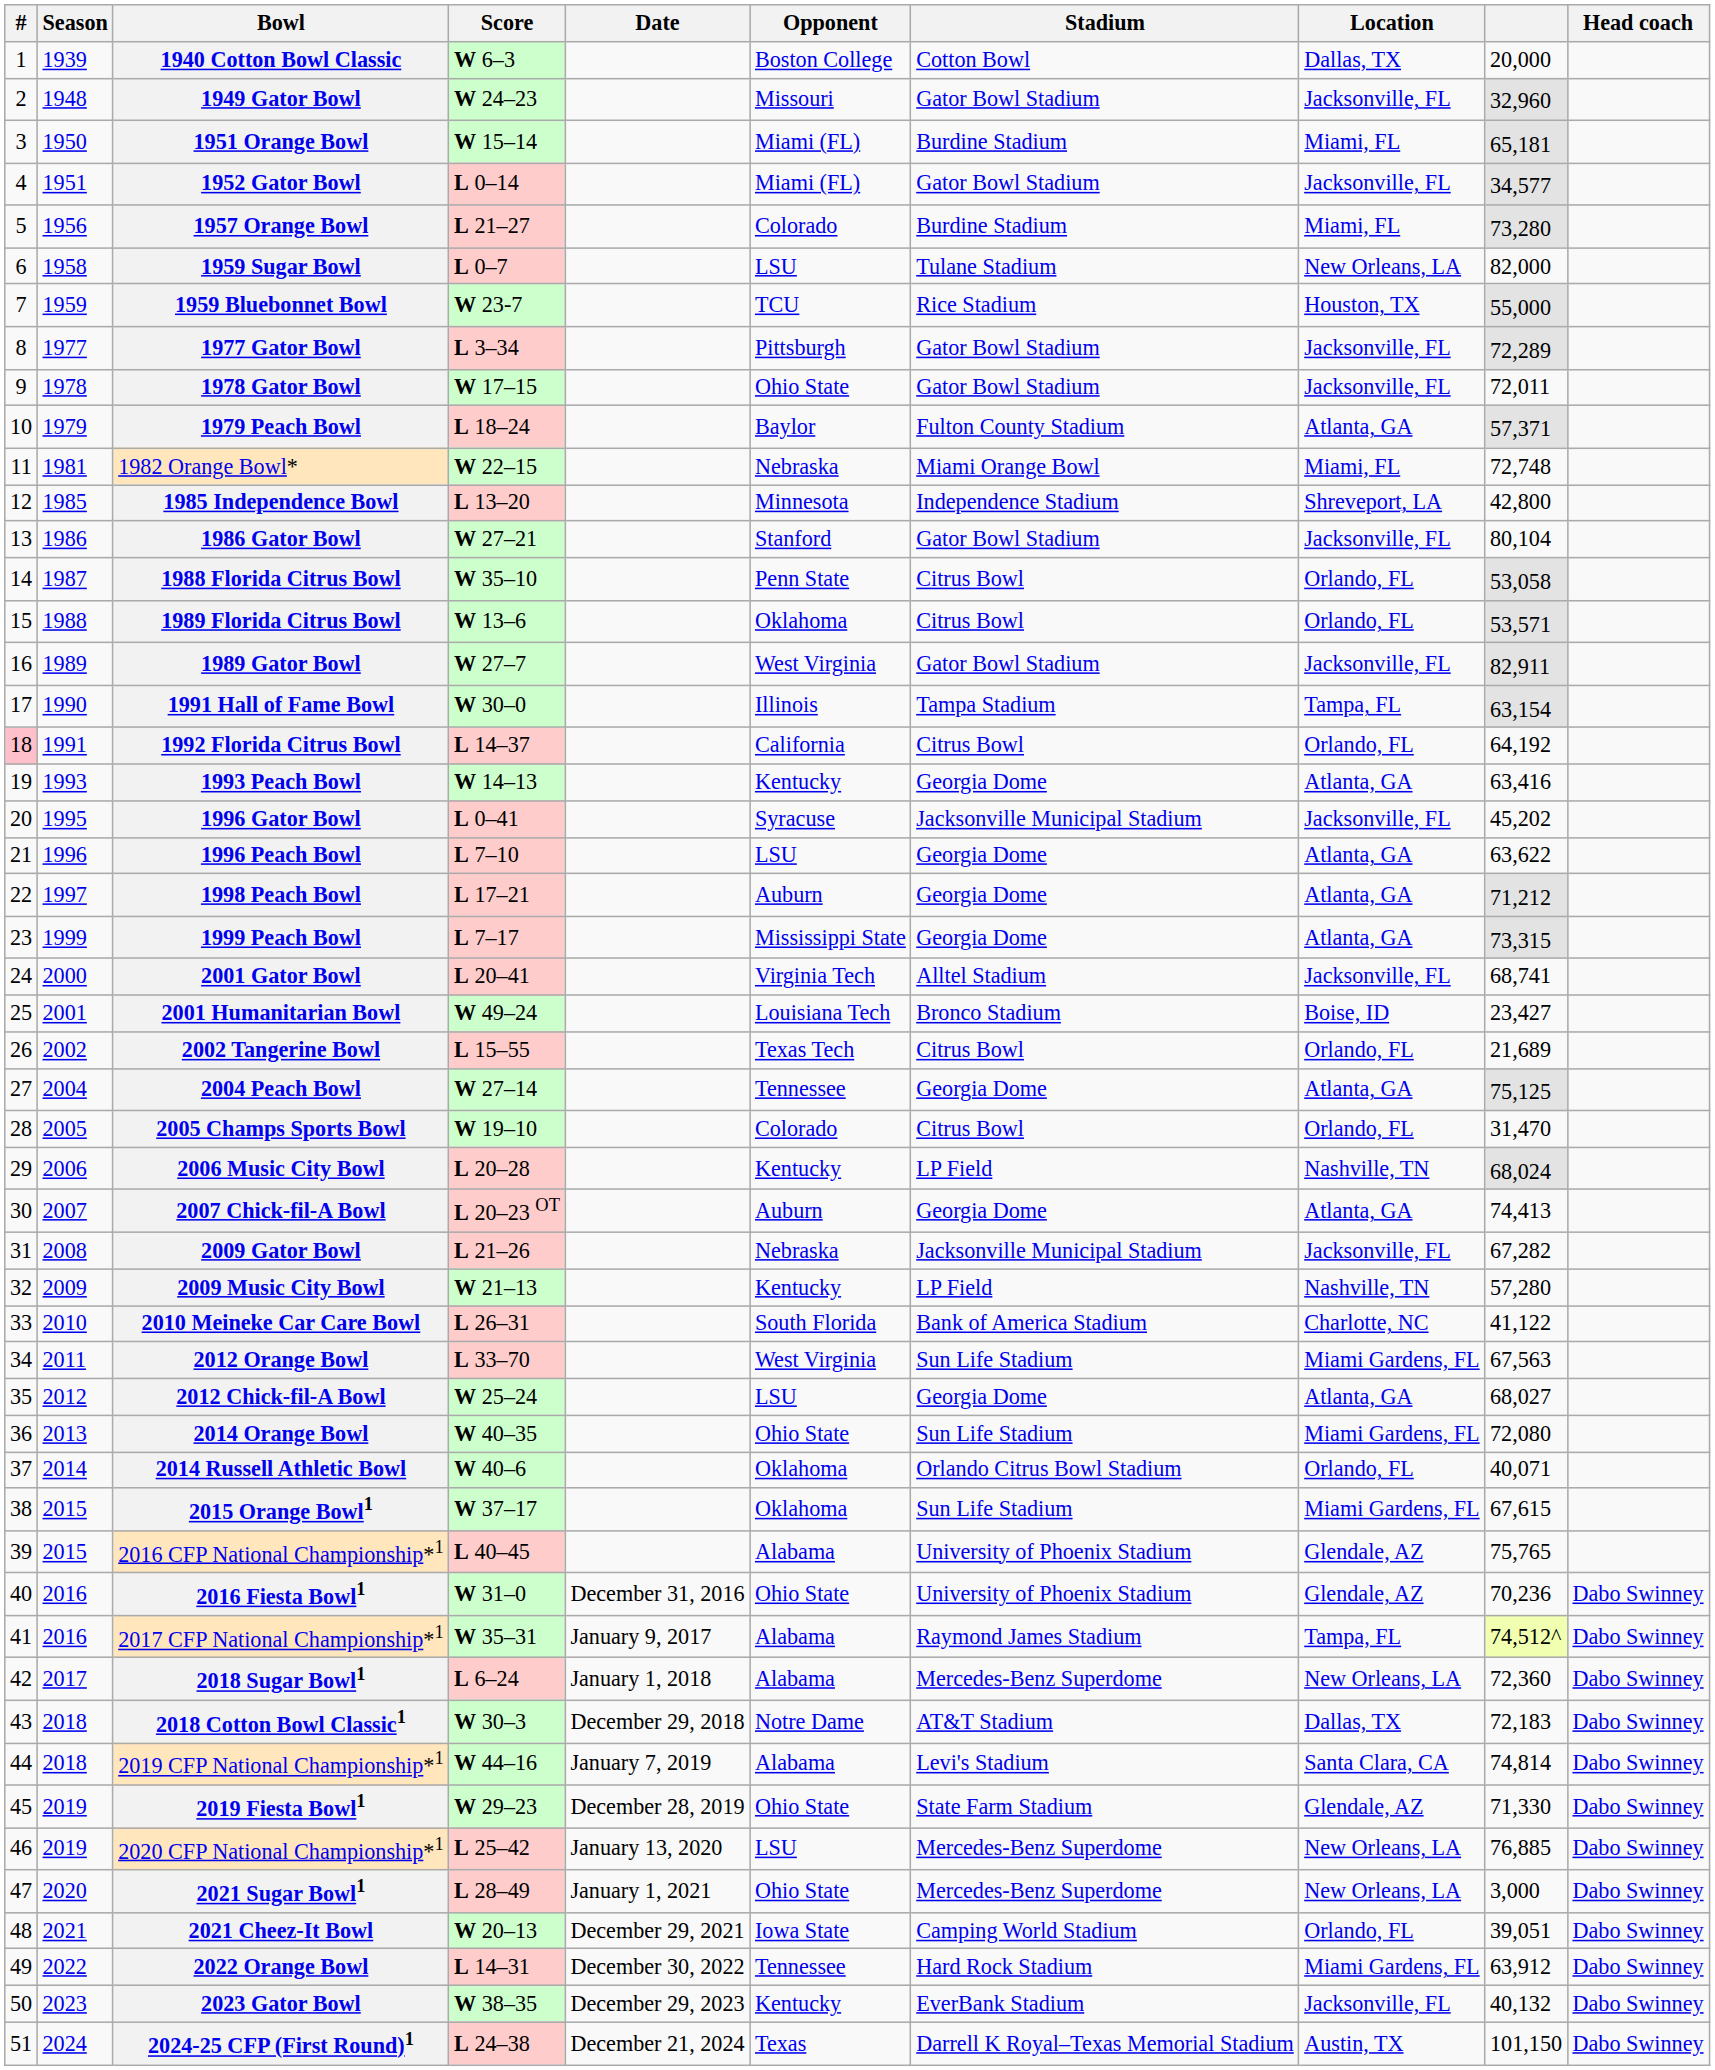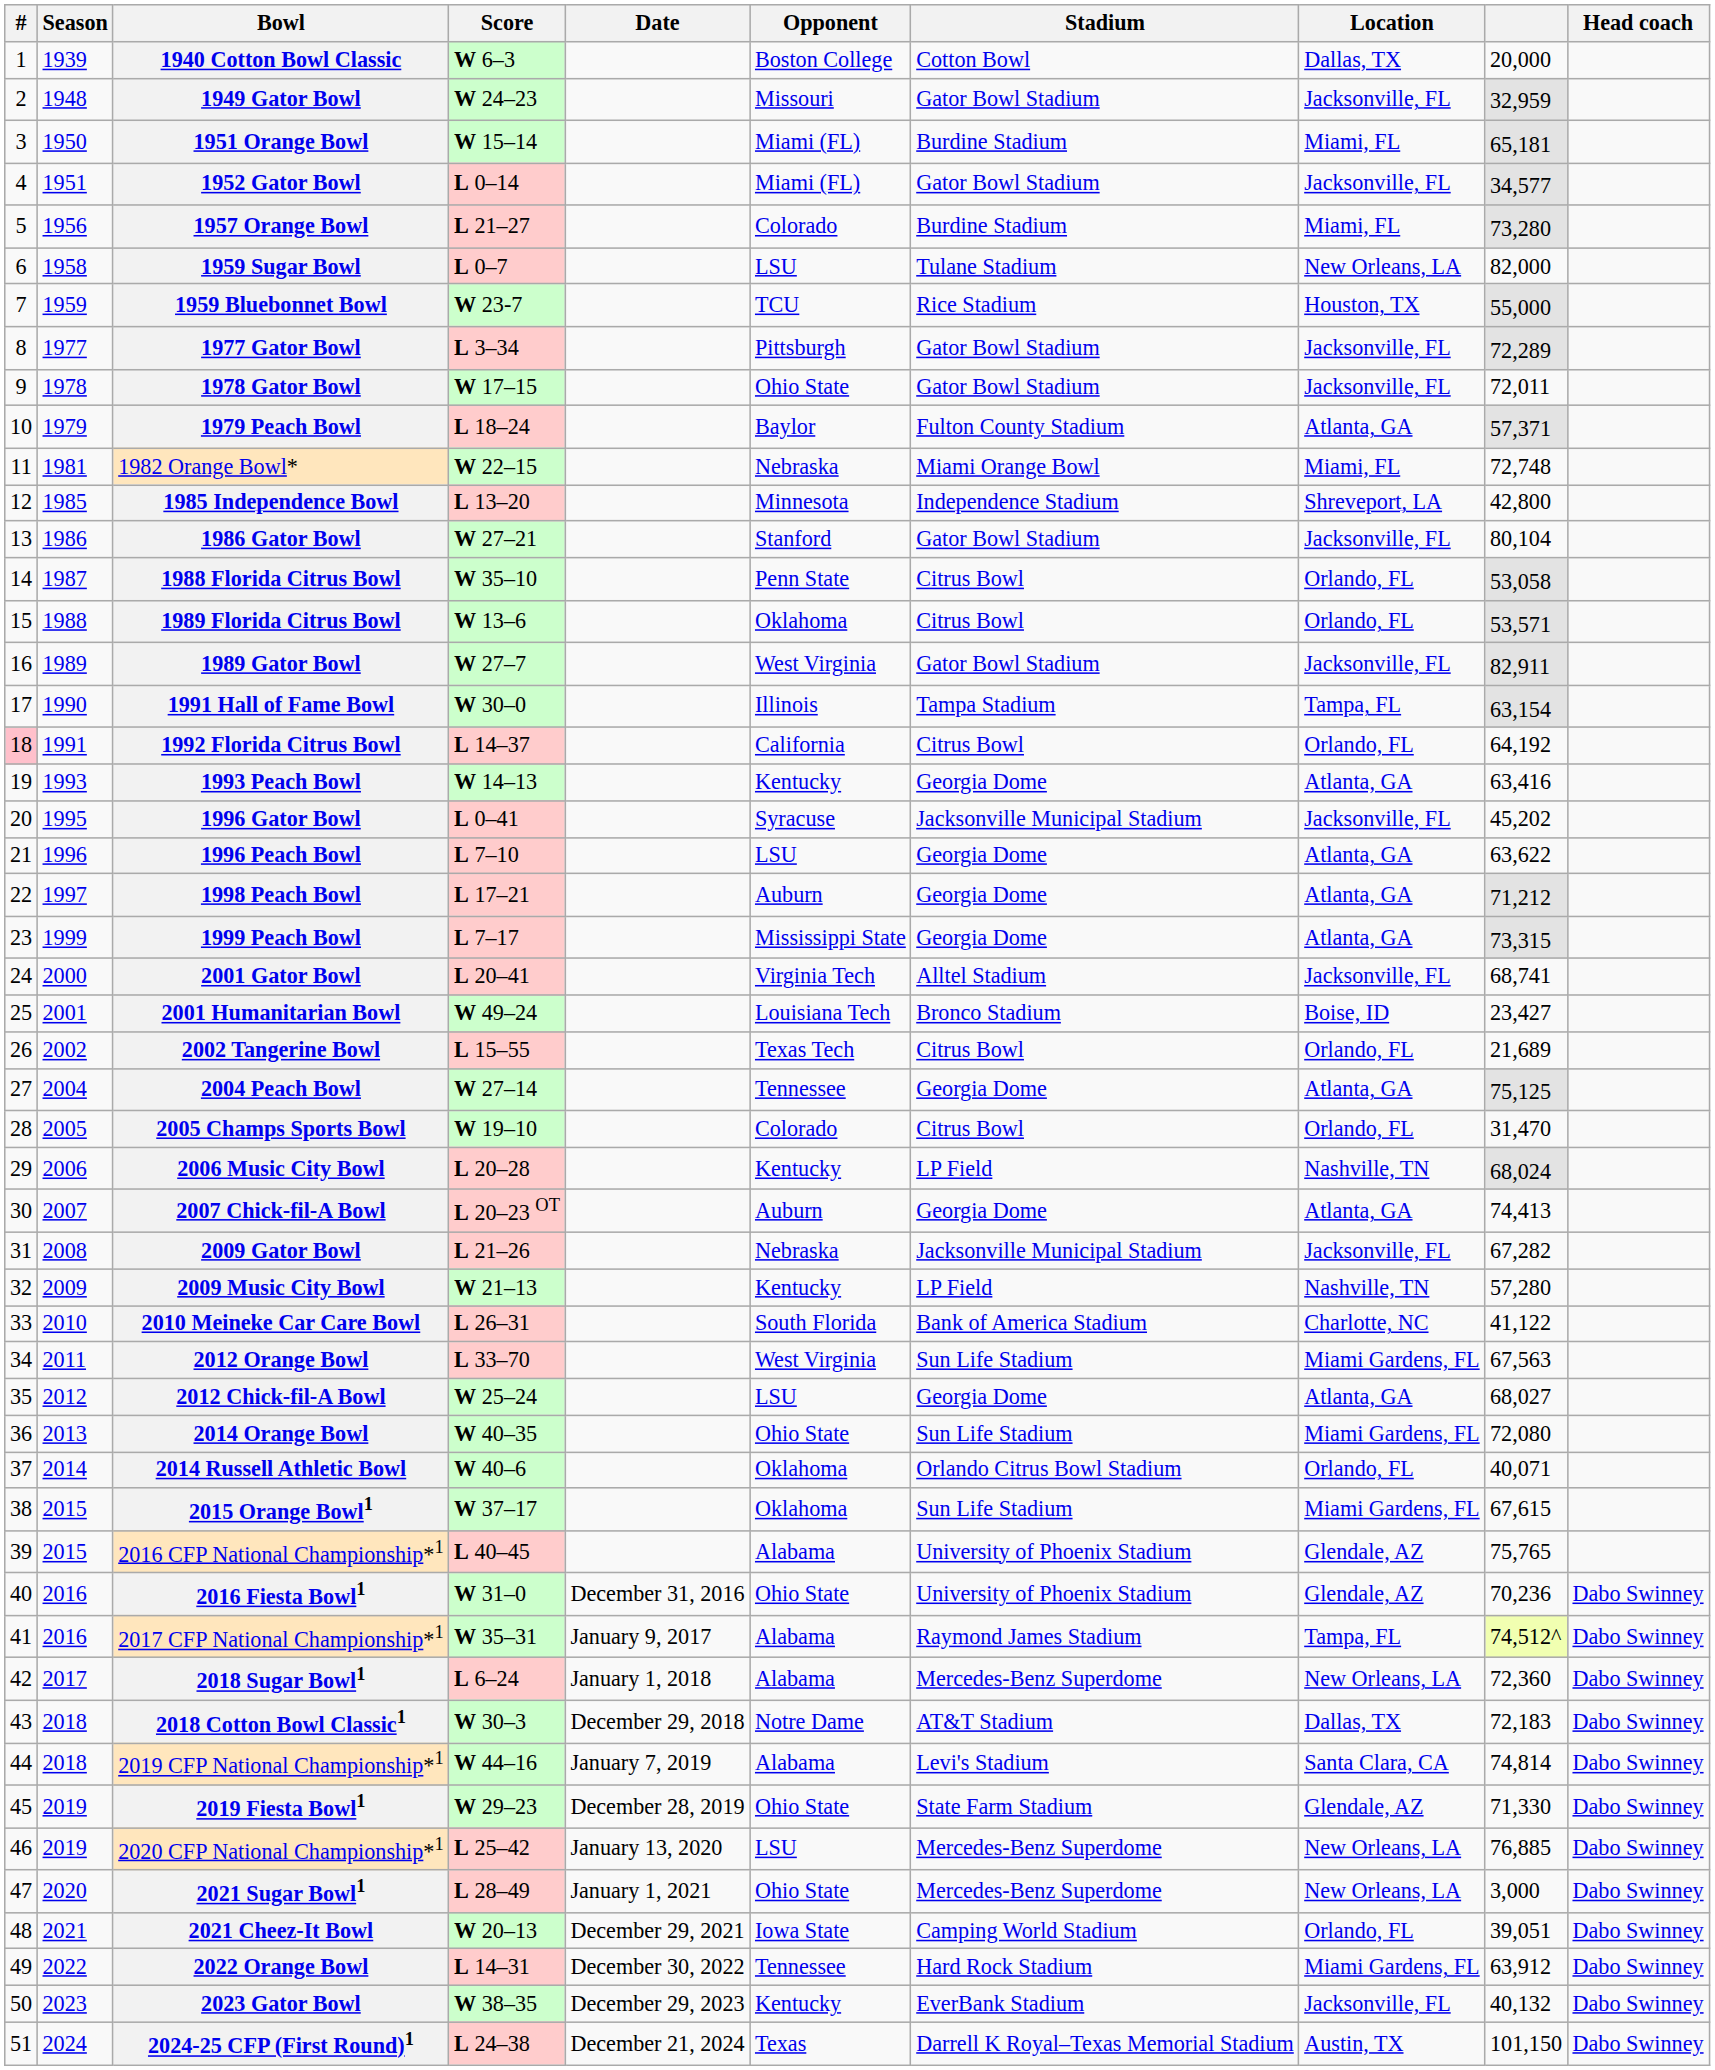(1521, 102) 32,960 -> (1521, 102) 32,959
